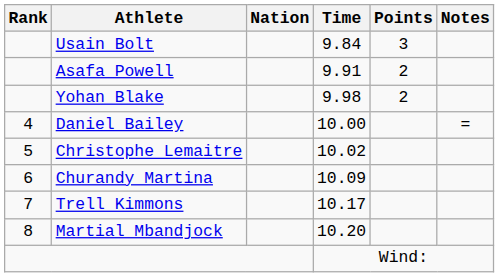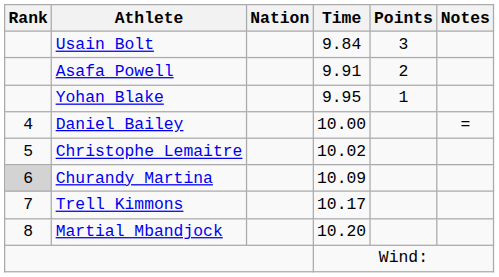(342, 98) 9.98 -> (342, 98) 9.95
(403, 98) 2 -> (403, 98) 1
(28, 178) no background -> (28, 178) lightgrey background
